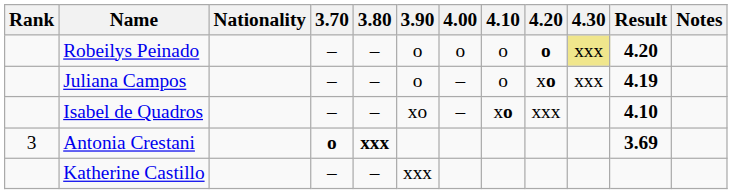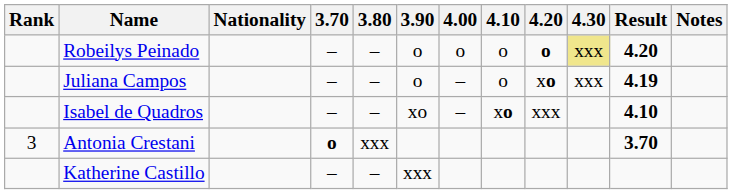(375, 142) bold -> (375, 142) normal
(641, 142) 3.69 -> (641, 142) 3.70
